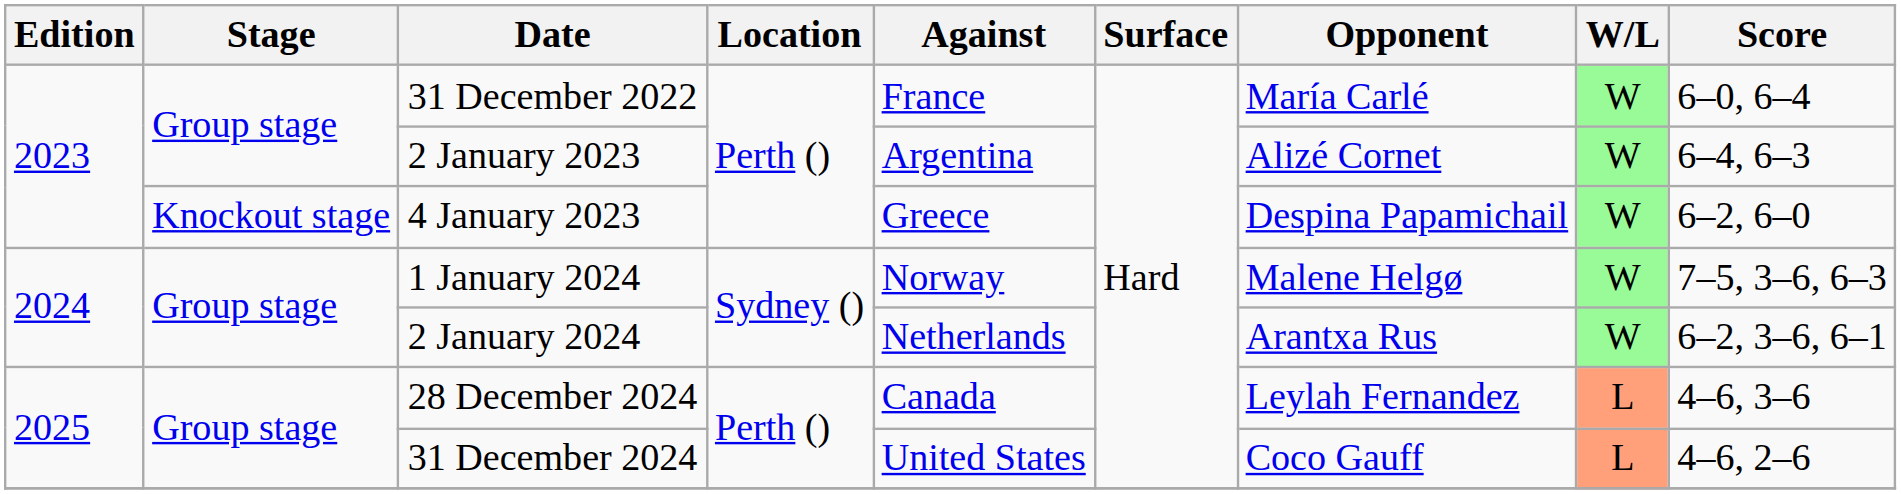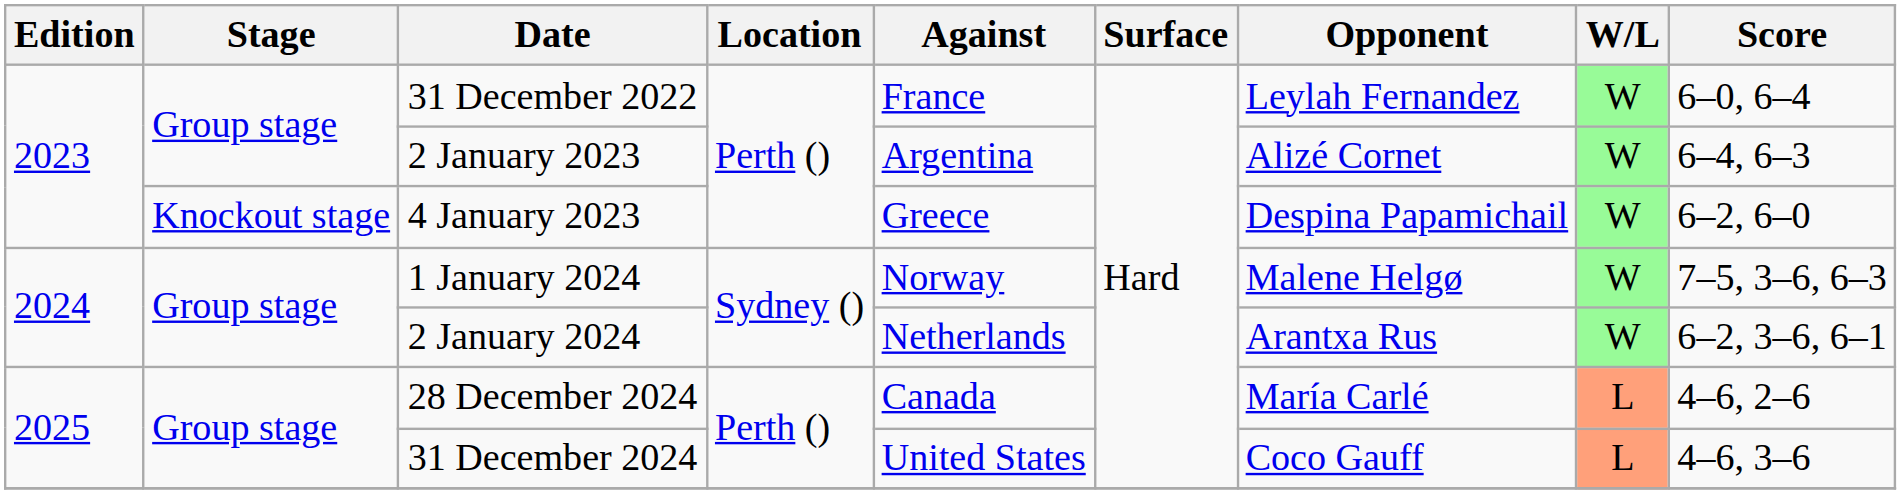(1337, 95) María Carlé -> (1383, 95) Leylah Fernandez
(1383, 397) Leylah Fernandez -> (1337, 397) María Carlé
(1744, 397) 4–6, 3–6 -> (1744, 397) 4–6, 2–6
(1744, 457) 4–6, 2–6 -> (1744, 457) 4–6, 3–6
